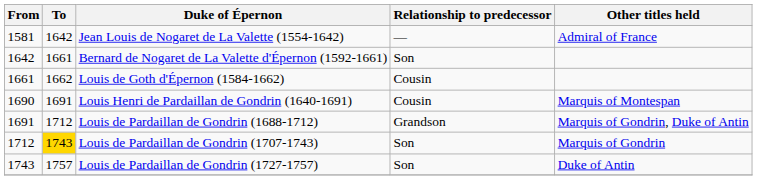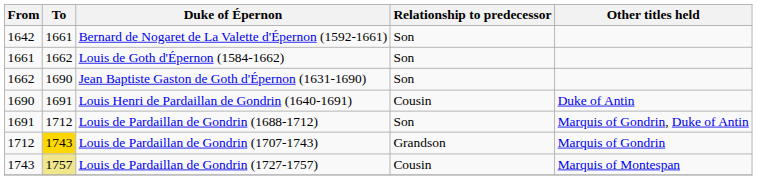- row: (211, 36)
(412, 79) Cousin -> (404, 57) Son
+ row: (222, 79)
(619, 100) Marquis of Montespan -> (596, 100) Duke of Antin
(420, 121) Grandson -> (404, 121) Son
(404, 143) Son -> (420, 143) Grandson
(59, 164) no background -> (59, 164) khaki background
(404, 164) Son -> (412, 164) Cousin
(596, 164) Duke of Antin -> (619, 164) Marquis of Montespan
